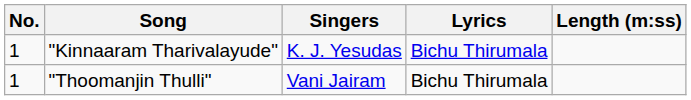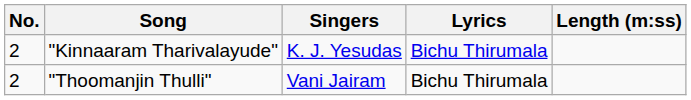(14, 50) 1 -> (14, 50) 2
(14, 80) 1 -> (14, 80) 2
